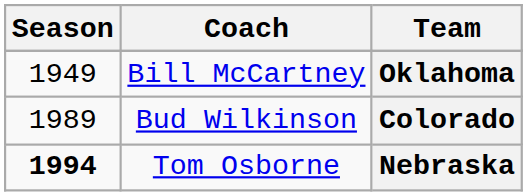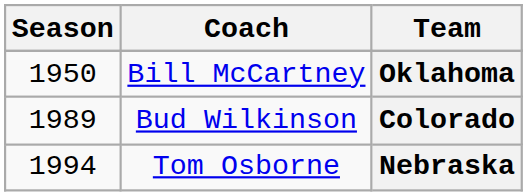(63, 74) 1949 -> (63, 74) 1950
(63, 167) bold -> (63, 167) normal
